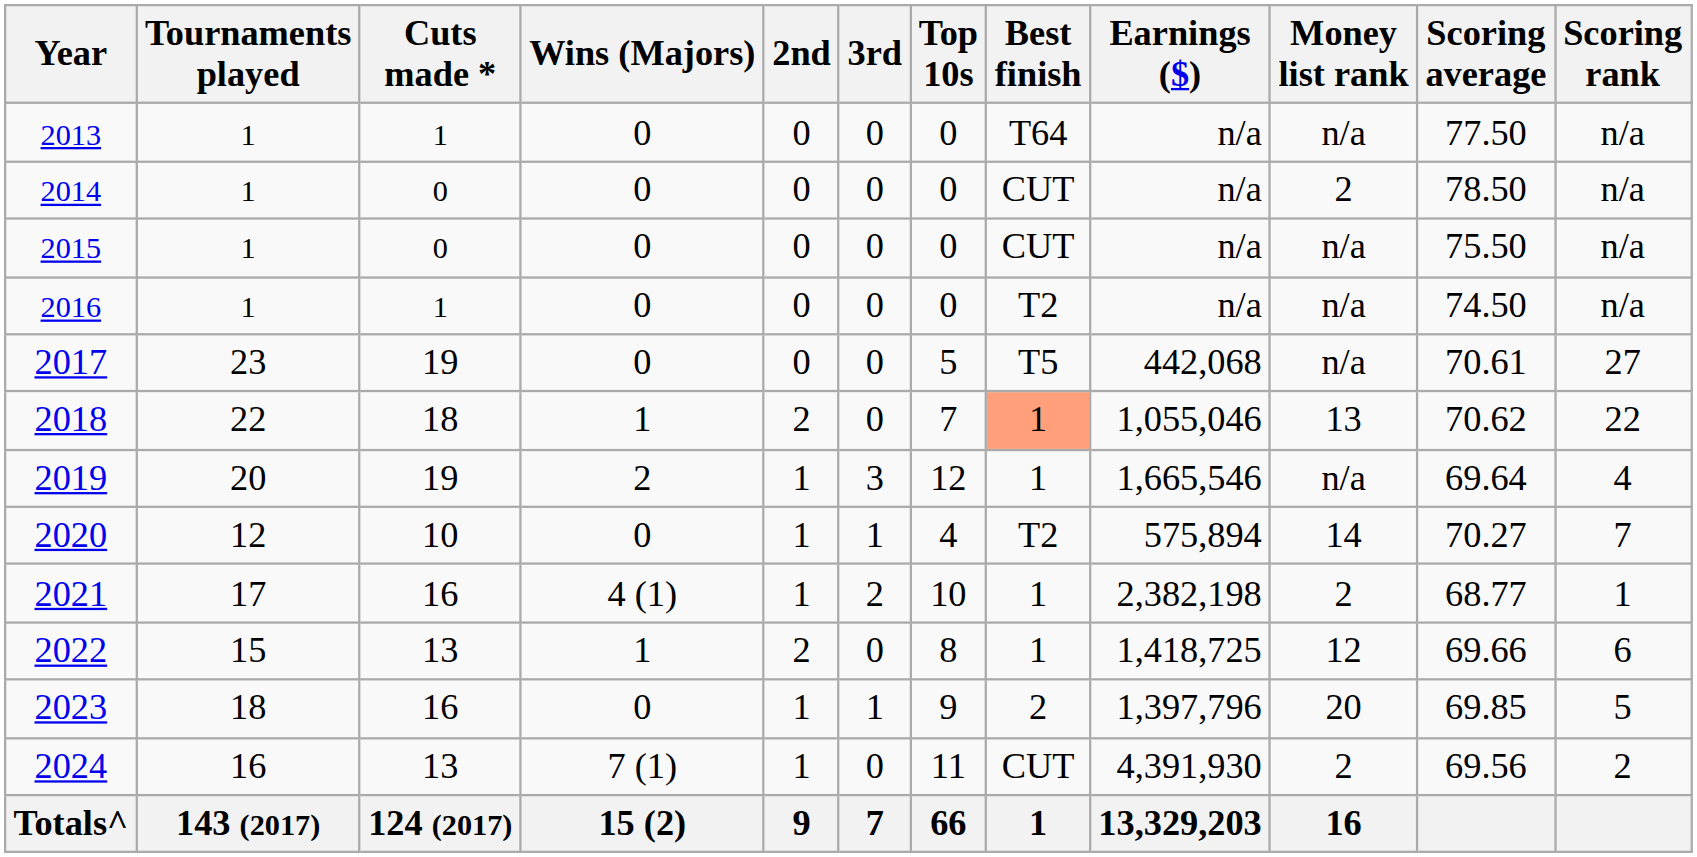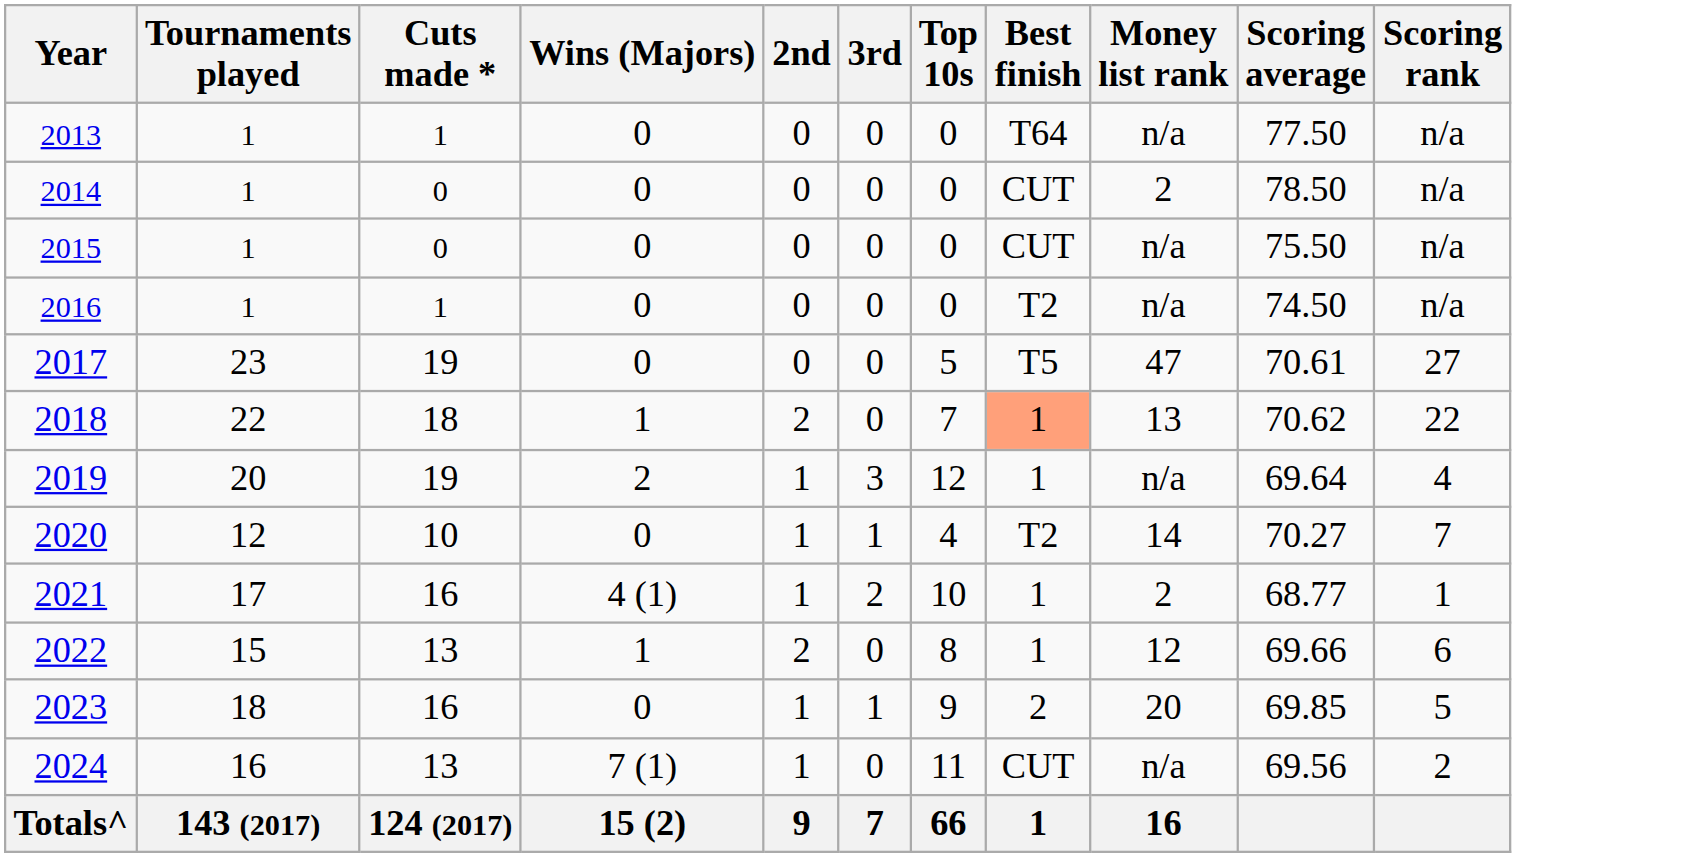- column: (1180, 53)
(1344, 362) n/a -> (1163, 362) 47
(1344, 765) 2 -> (1163, 765) n/a
